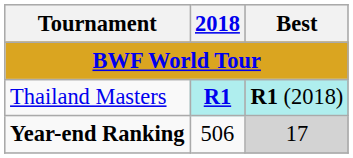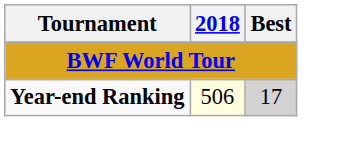- row: (88, 97)
(217, 134) no background -> (217, 97) lightyellow background
